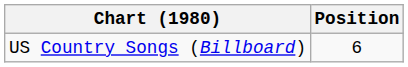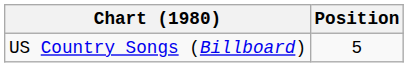(357, 48) 6 -> (357, 48) 5
